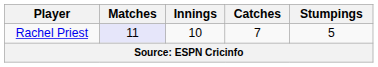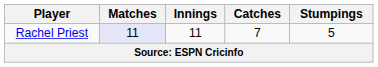(195, 33) 10 -> (195, 33) 11
